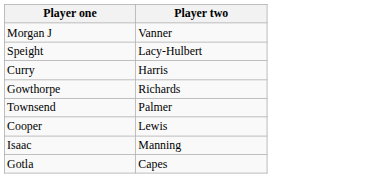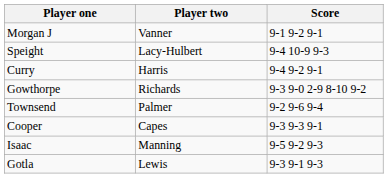+ column: (325, 13)
(153, 126) Lewis -> (153, 126) Capes
(153, 164) Capes -> (153, 164) Lewis
